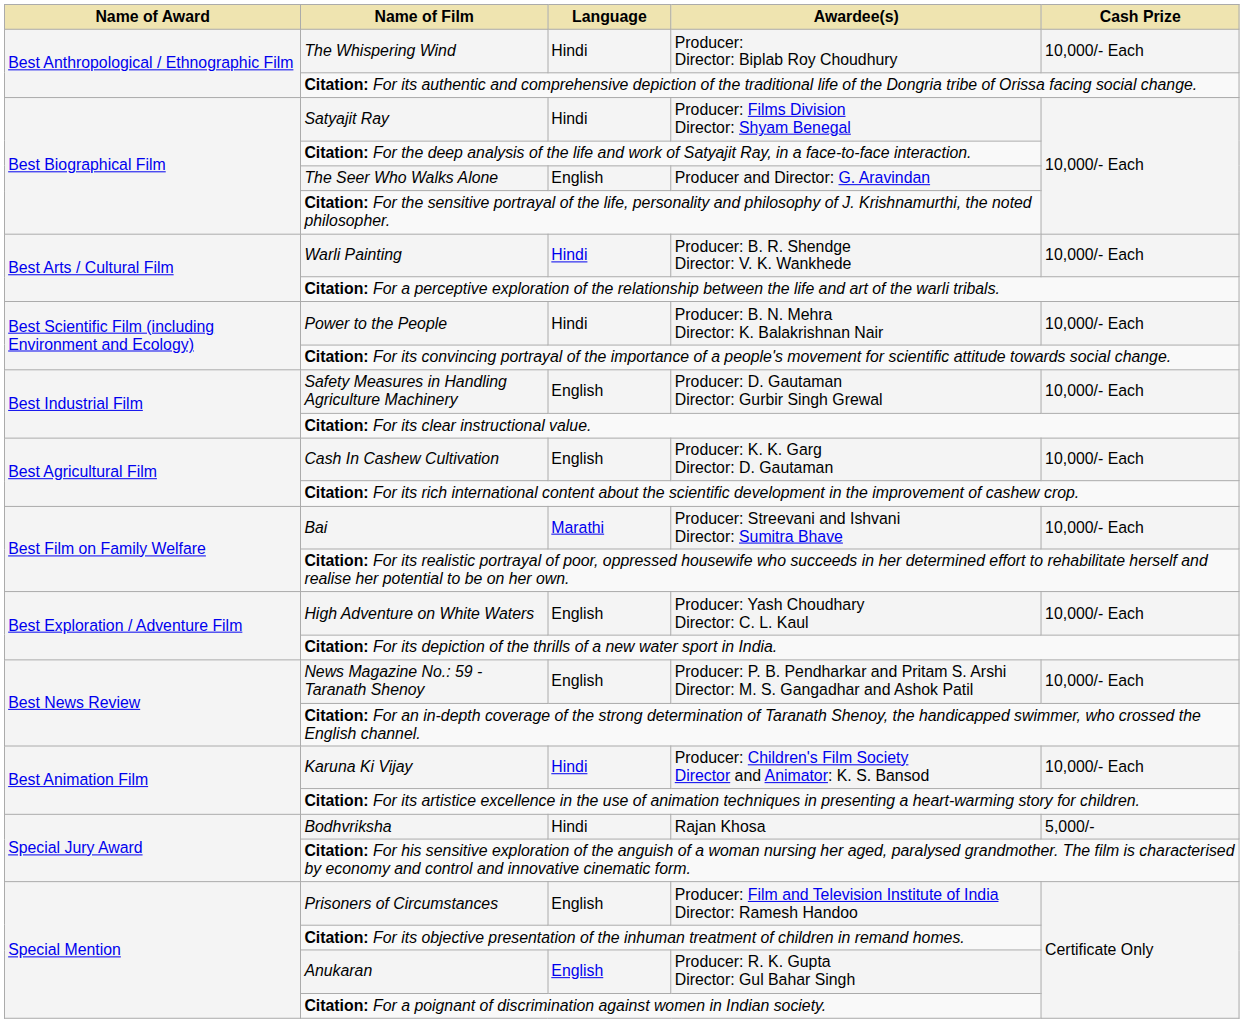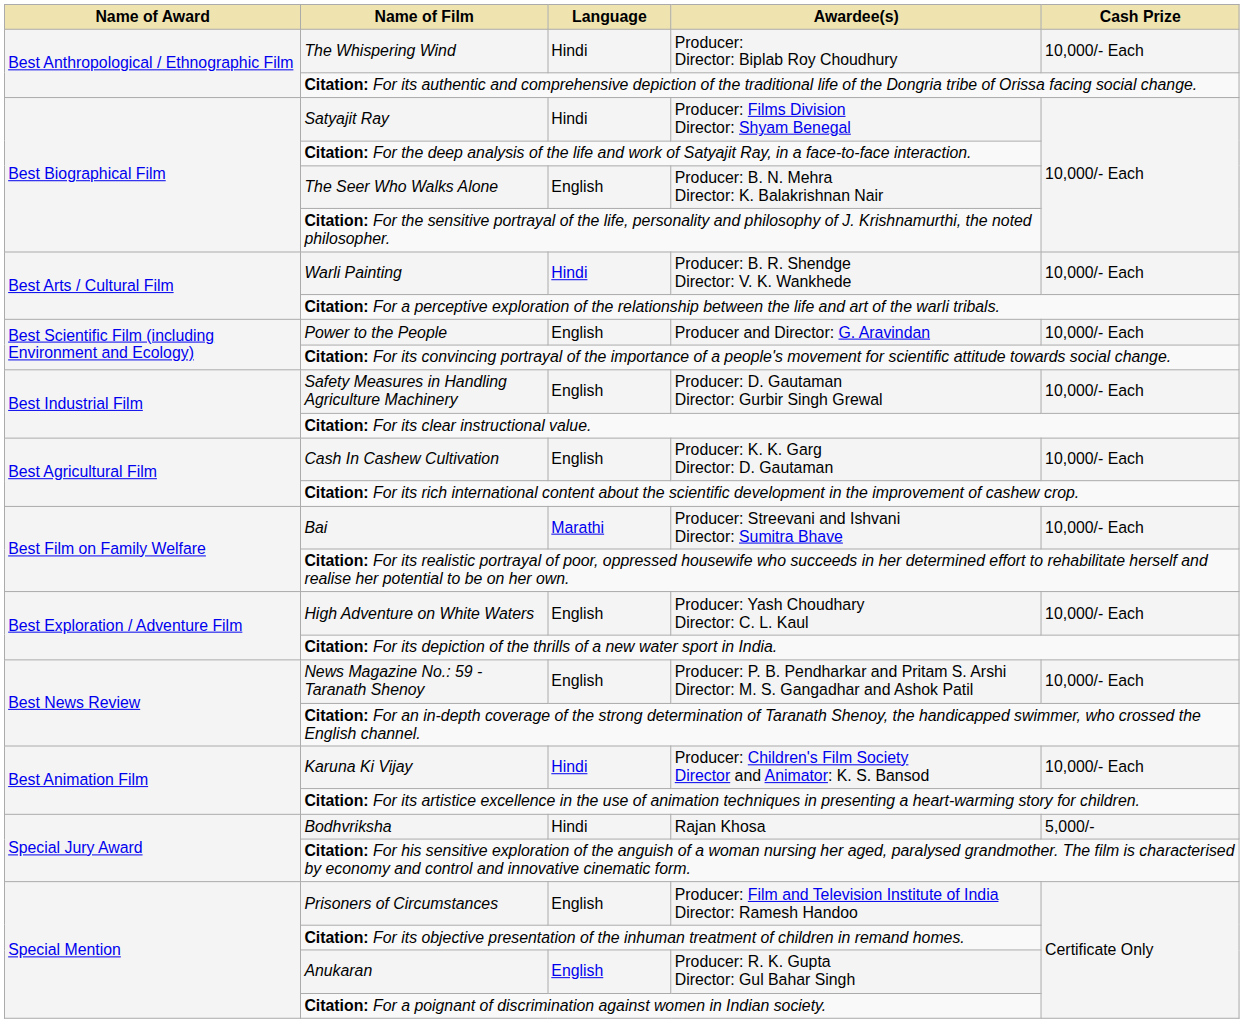(802, 178) Producer and Director: G. Aravindan -> (779, 187) Producer: B. N. Mehra Director: K. Balakrishnan Nair
(569, 323) Hindi -> (577, 332) English
(779, 323) Producer: B. N. Mehra Director: K. Balakrishnan Nair -> (802, 332) Producer and Director: G. Aravindan
